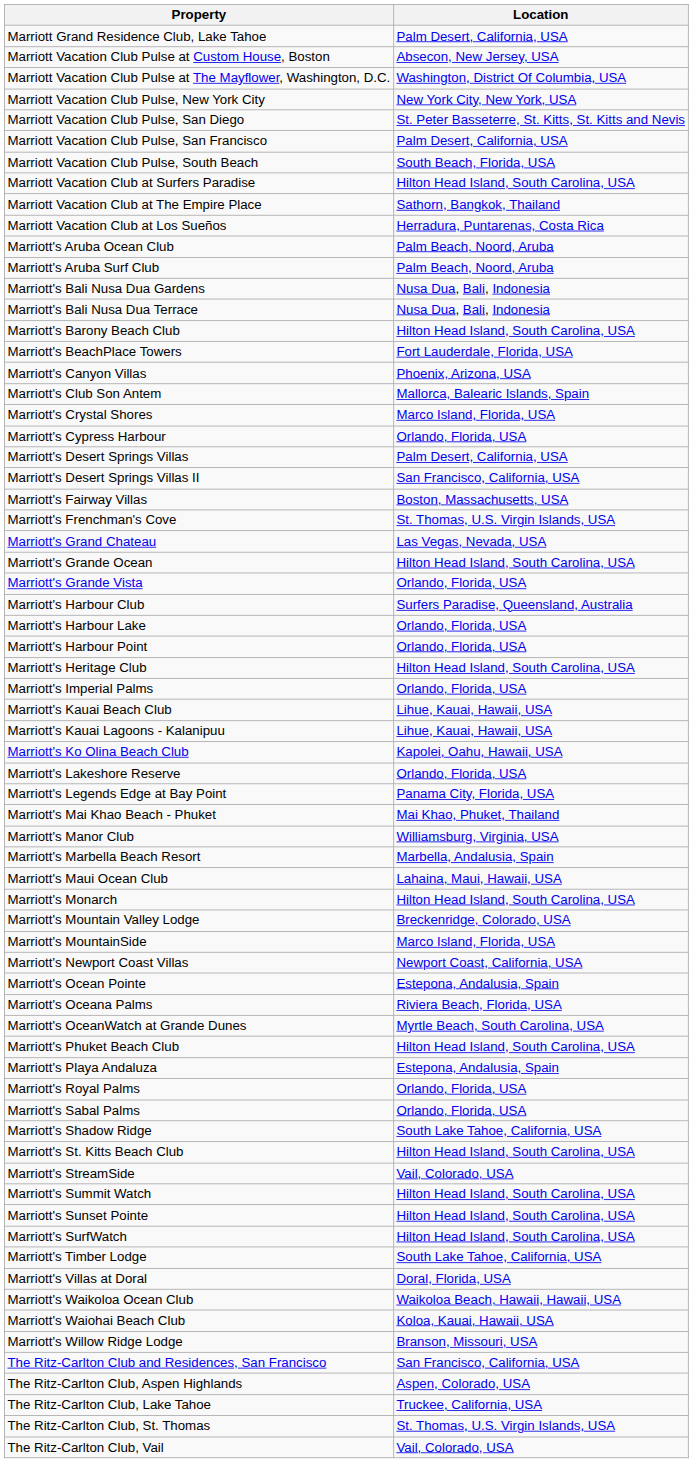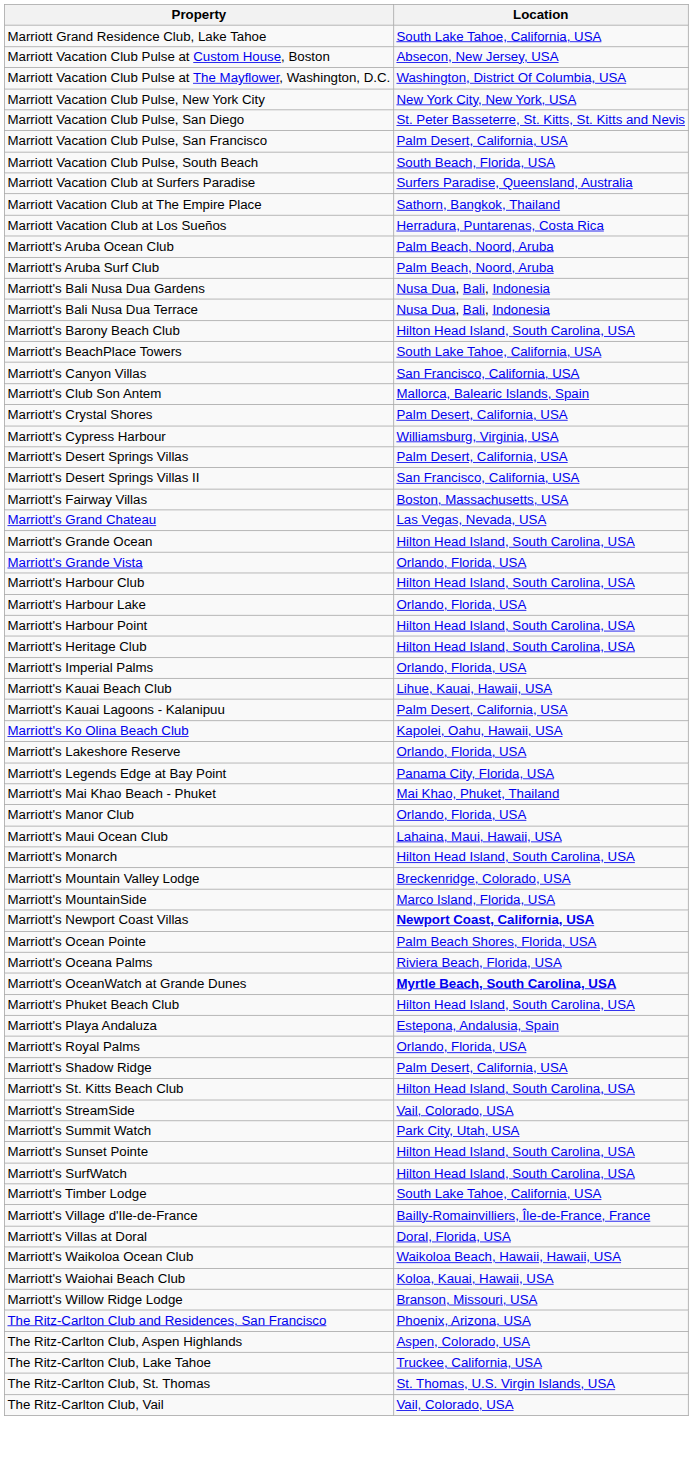(482, 36) Palm Desert, California, USA -> (499, 36) South Lake Tahoe, California, USA
(516, 183) Hilton Head Island, South Carolina, USA -> (515, 183) Surfers Paradise, Queensland, Australia
(485, 352) Fort Lauderdale, Florida, USA -> (499, 352) South Lake Tahoe, California, USA
(464, 373) Phoenix, Arizona, USA -> (488, 373) San Francisco, California, USA
(476, 415) Marco Island, Florida, USA -> (482, 415) Palm Desert, California, USA
(461, 436) Orlando, Florida, USA -> (477, 436) Williamsburg, Virginia, USA
- row: (92, 520)
(515, 604) Surfers Paradise, Queensland, Australia -> (516, 583) Hilton Head Island, South Carolina, USA
(461, 646) Orlando, Florida, USA -> (516, 625) Hilton Head Island, South Carolina, USA
(474, 731) Lihue, Kauai, Hawaii, USA -> (482, 710) Palm Desert, California, USA
(477, 836) Williamsburg, Virginia, USA -> (461, 815) Orlando, Florida, USA
- row: (104, 857)
(489, 962) normal -> (495, 920) bold
(478, 983) Estepona, Andalusia, Spain -> (496, 941) Palm Beach Shores, Florida, USA
(500, 1025) normal -> (506, 983) bold
- row: (74, 1110)
(499, 1131) South Lake Tahoe, California, USA -> (482, 1068) Palm Desert, California, USA
(516, 1194) Hilton Head Island, South Carolina, USA -> (458, 1131) Park City, Utah, USA
+ row: (103, 1215)
(488, 1362) San Francisco, California, USA -> (464, 1320) Phoenix, Arizona, USA
